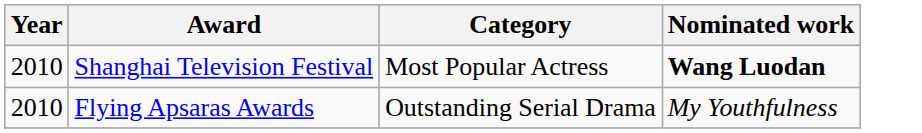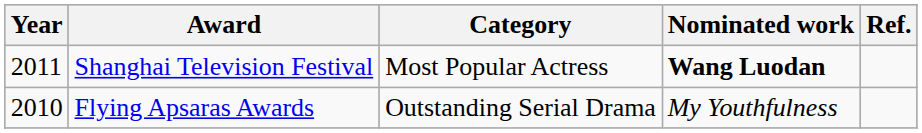+ column: (889, 25)
(37, 66) 2010 -> (36, 66) 2011
